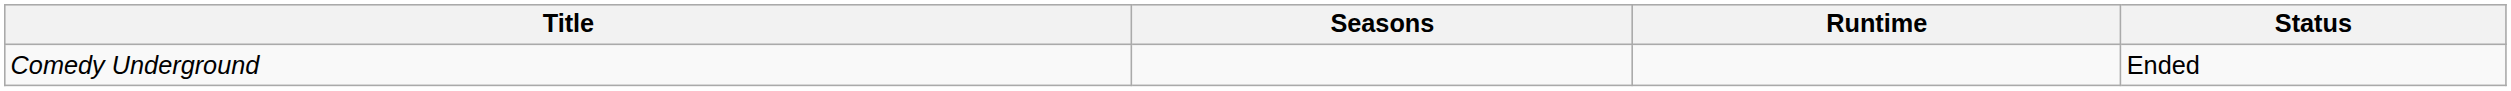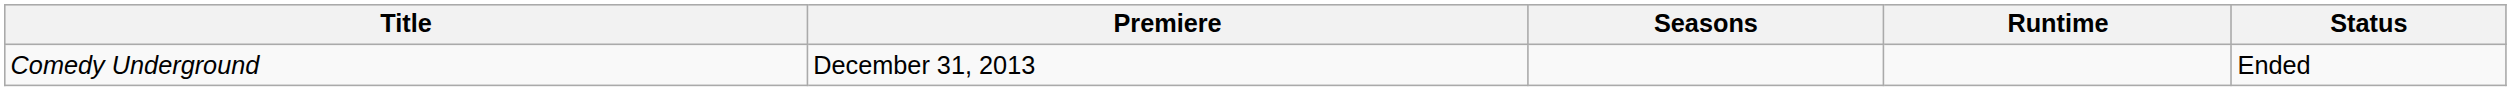+ column: (1168, 24)
